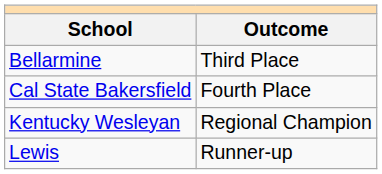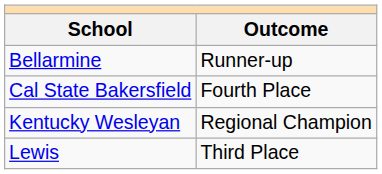(250, 60) Third Place -> (247, 60) Runner-up
(247, 153) Runner-up -> (250, 153) Third Place
